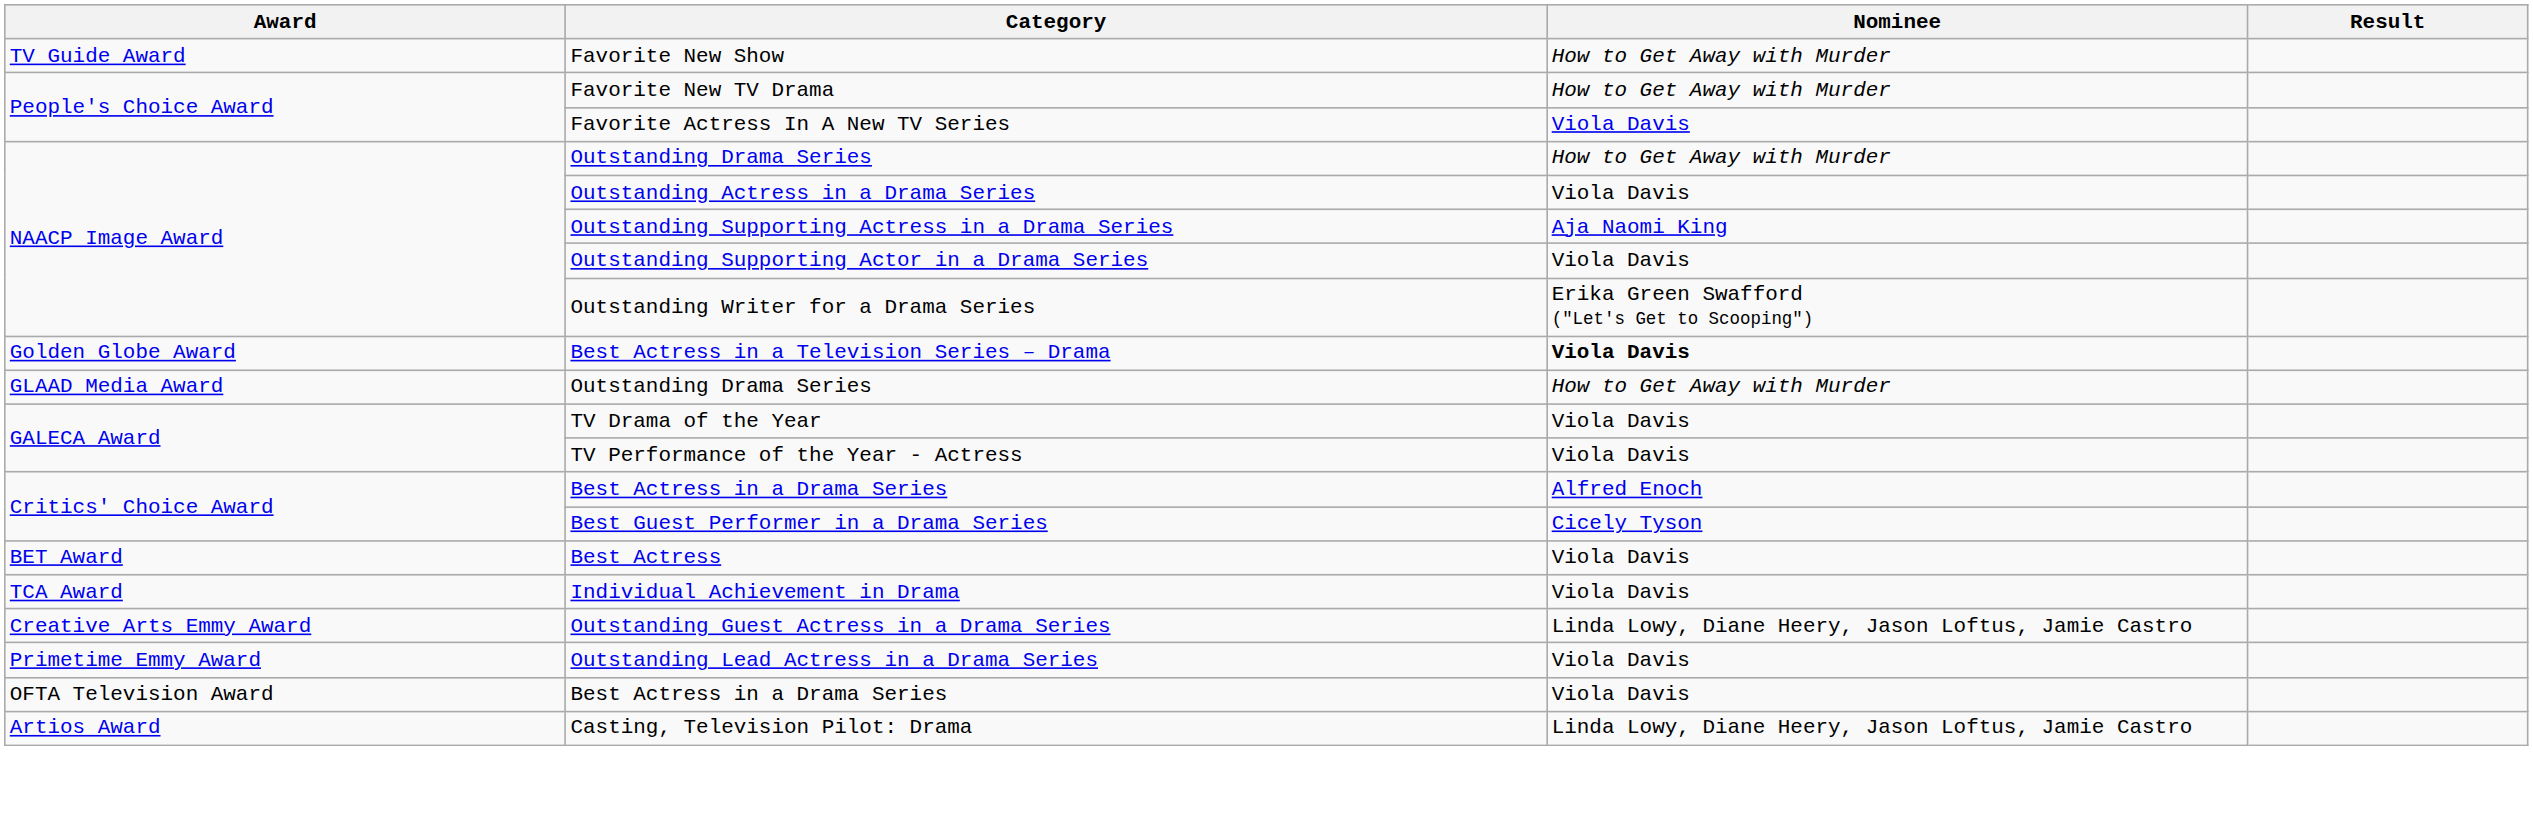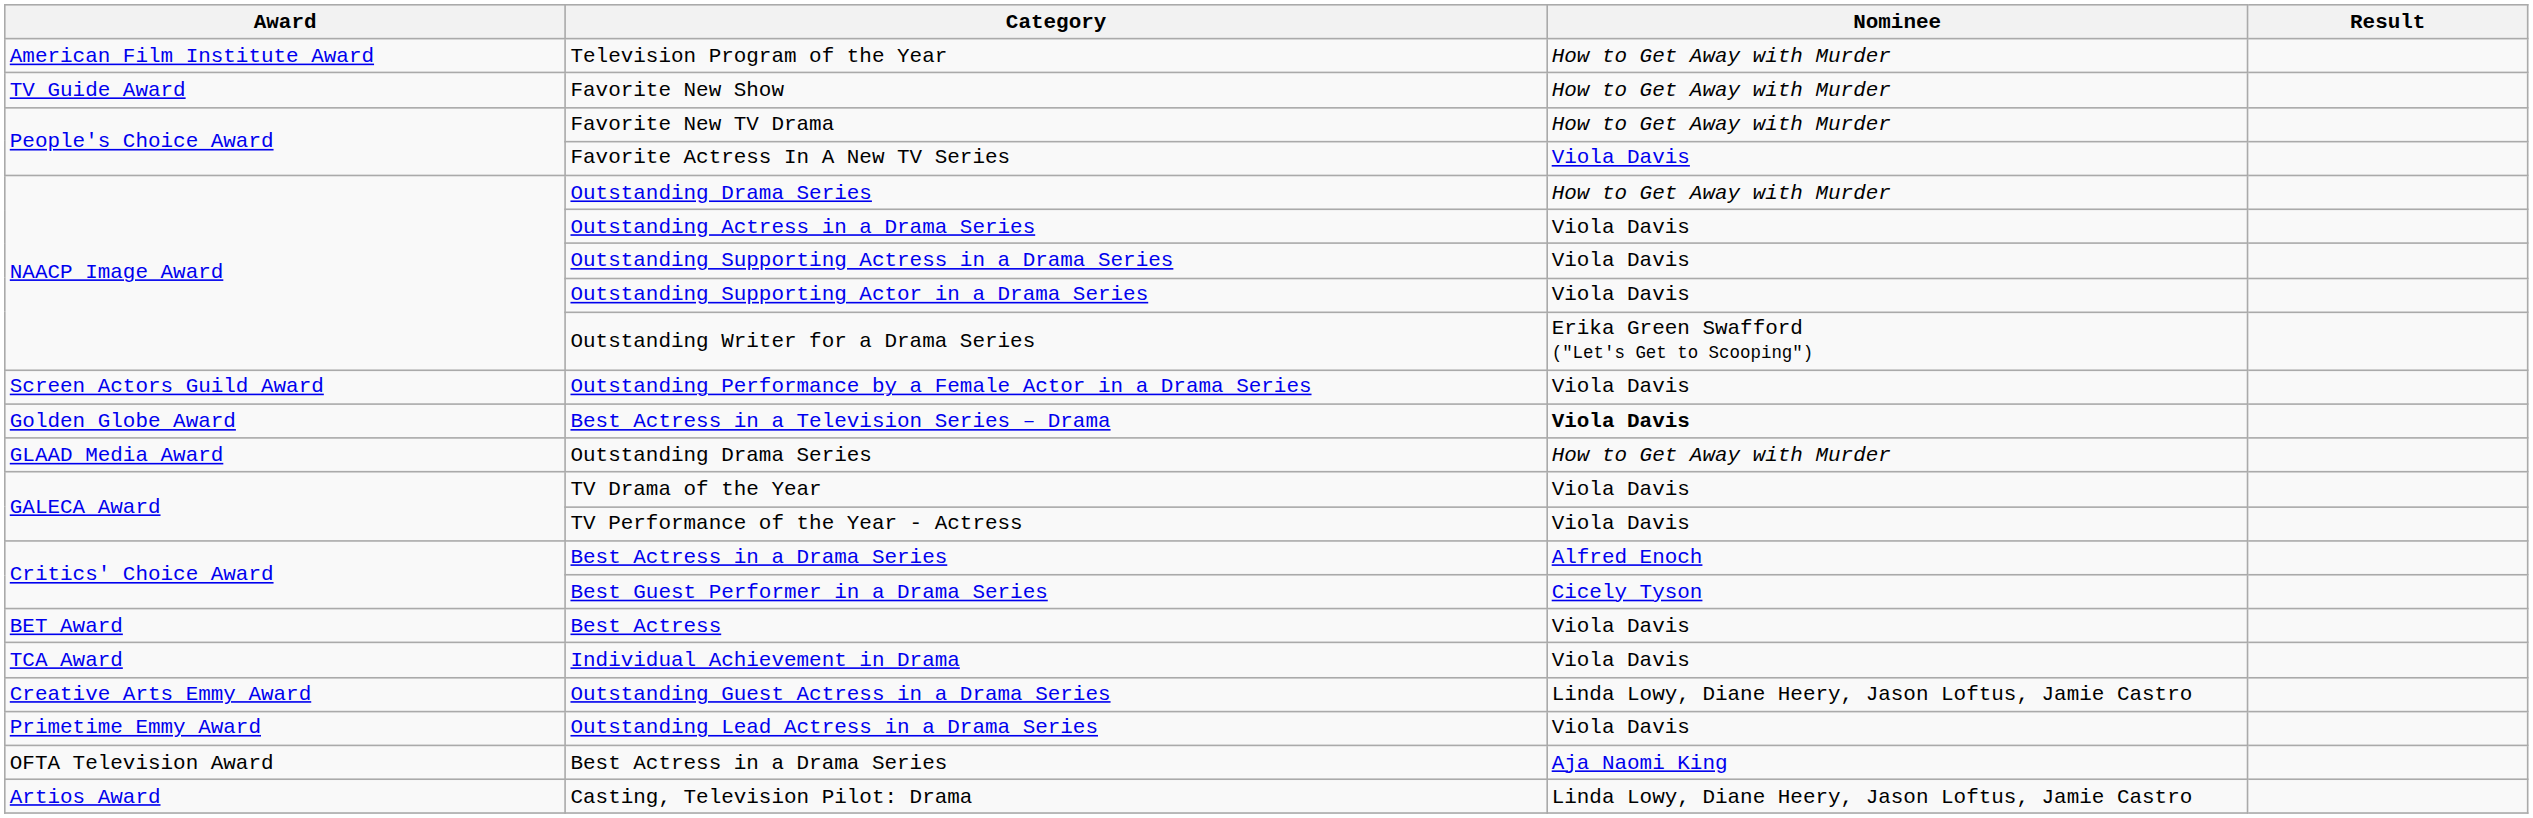+ row: (192, 56)
(1640, 227) Aja Naomi King -> (1621, 261) Viola Davis
+ row: (167, 387)
(1621, 694) Viola Davis -> (1640, 762) Aja Naomi King
